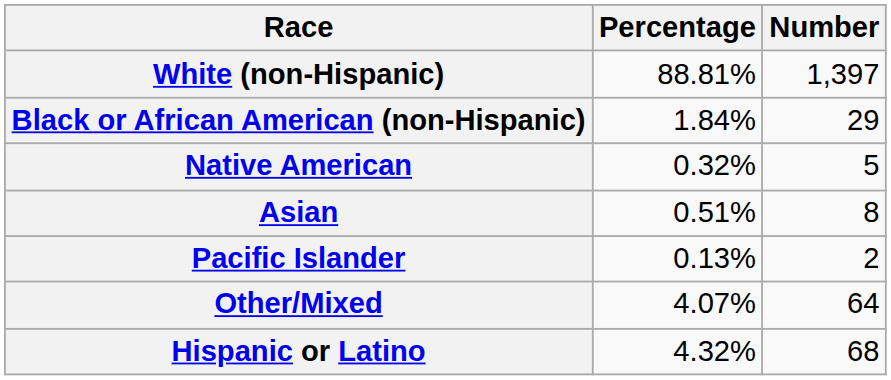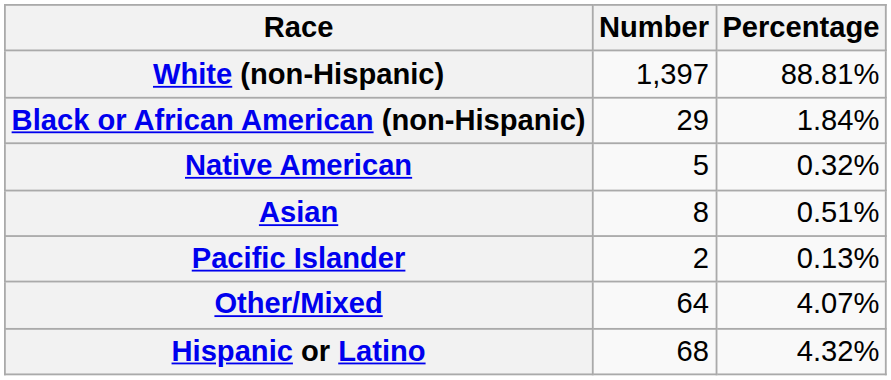columns swapped: (824, 27) <-> (677, 27)
